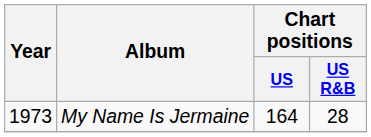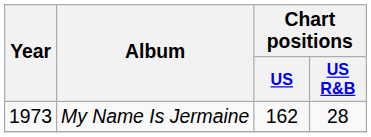(282, 116) 164 -> (282, 116) 162
